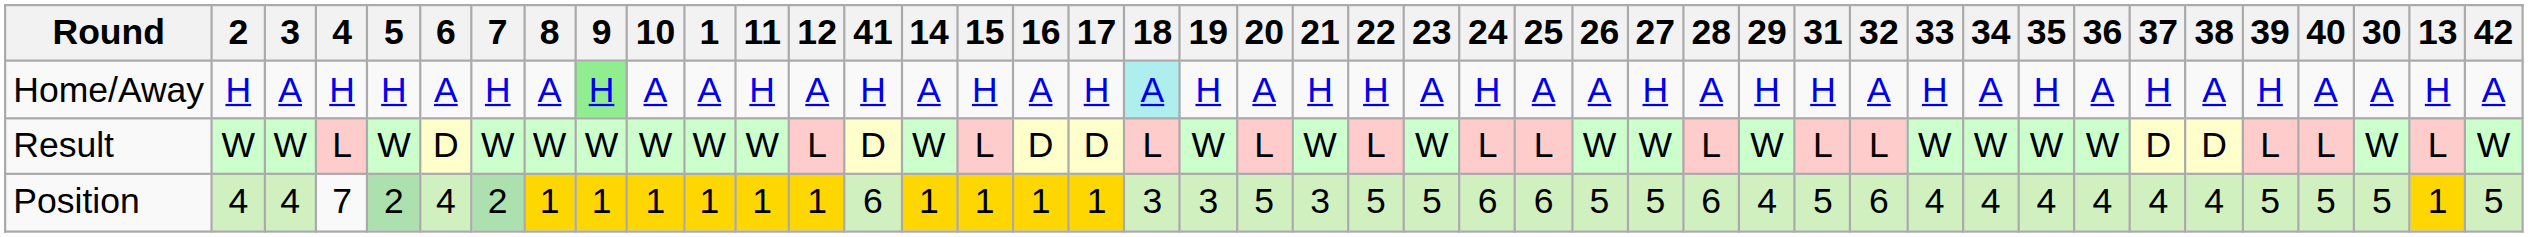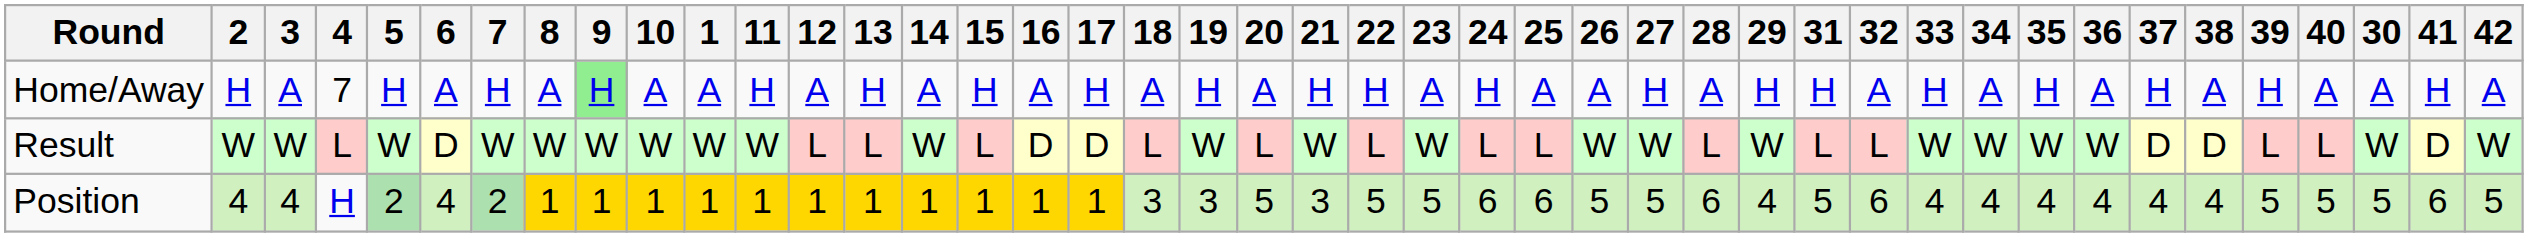columns swapped: (2438, 32) <-> (873, 32)
(342, 88) H -> (342, 88) 7
(1152, 88) paleturquoise background -> (1152, 88) no background
(342, 201) 7 -> (342, 201) H
